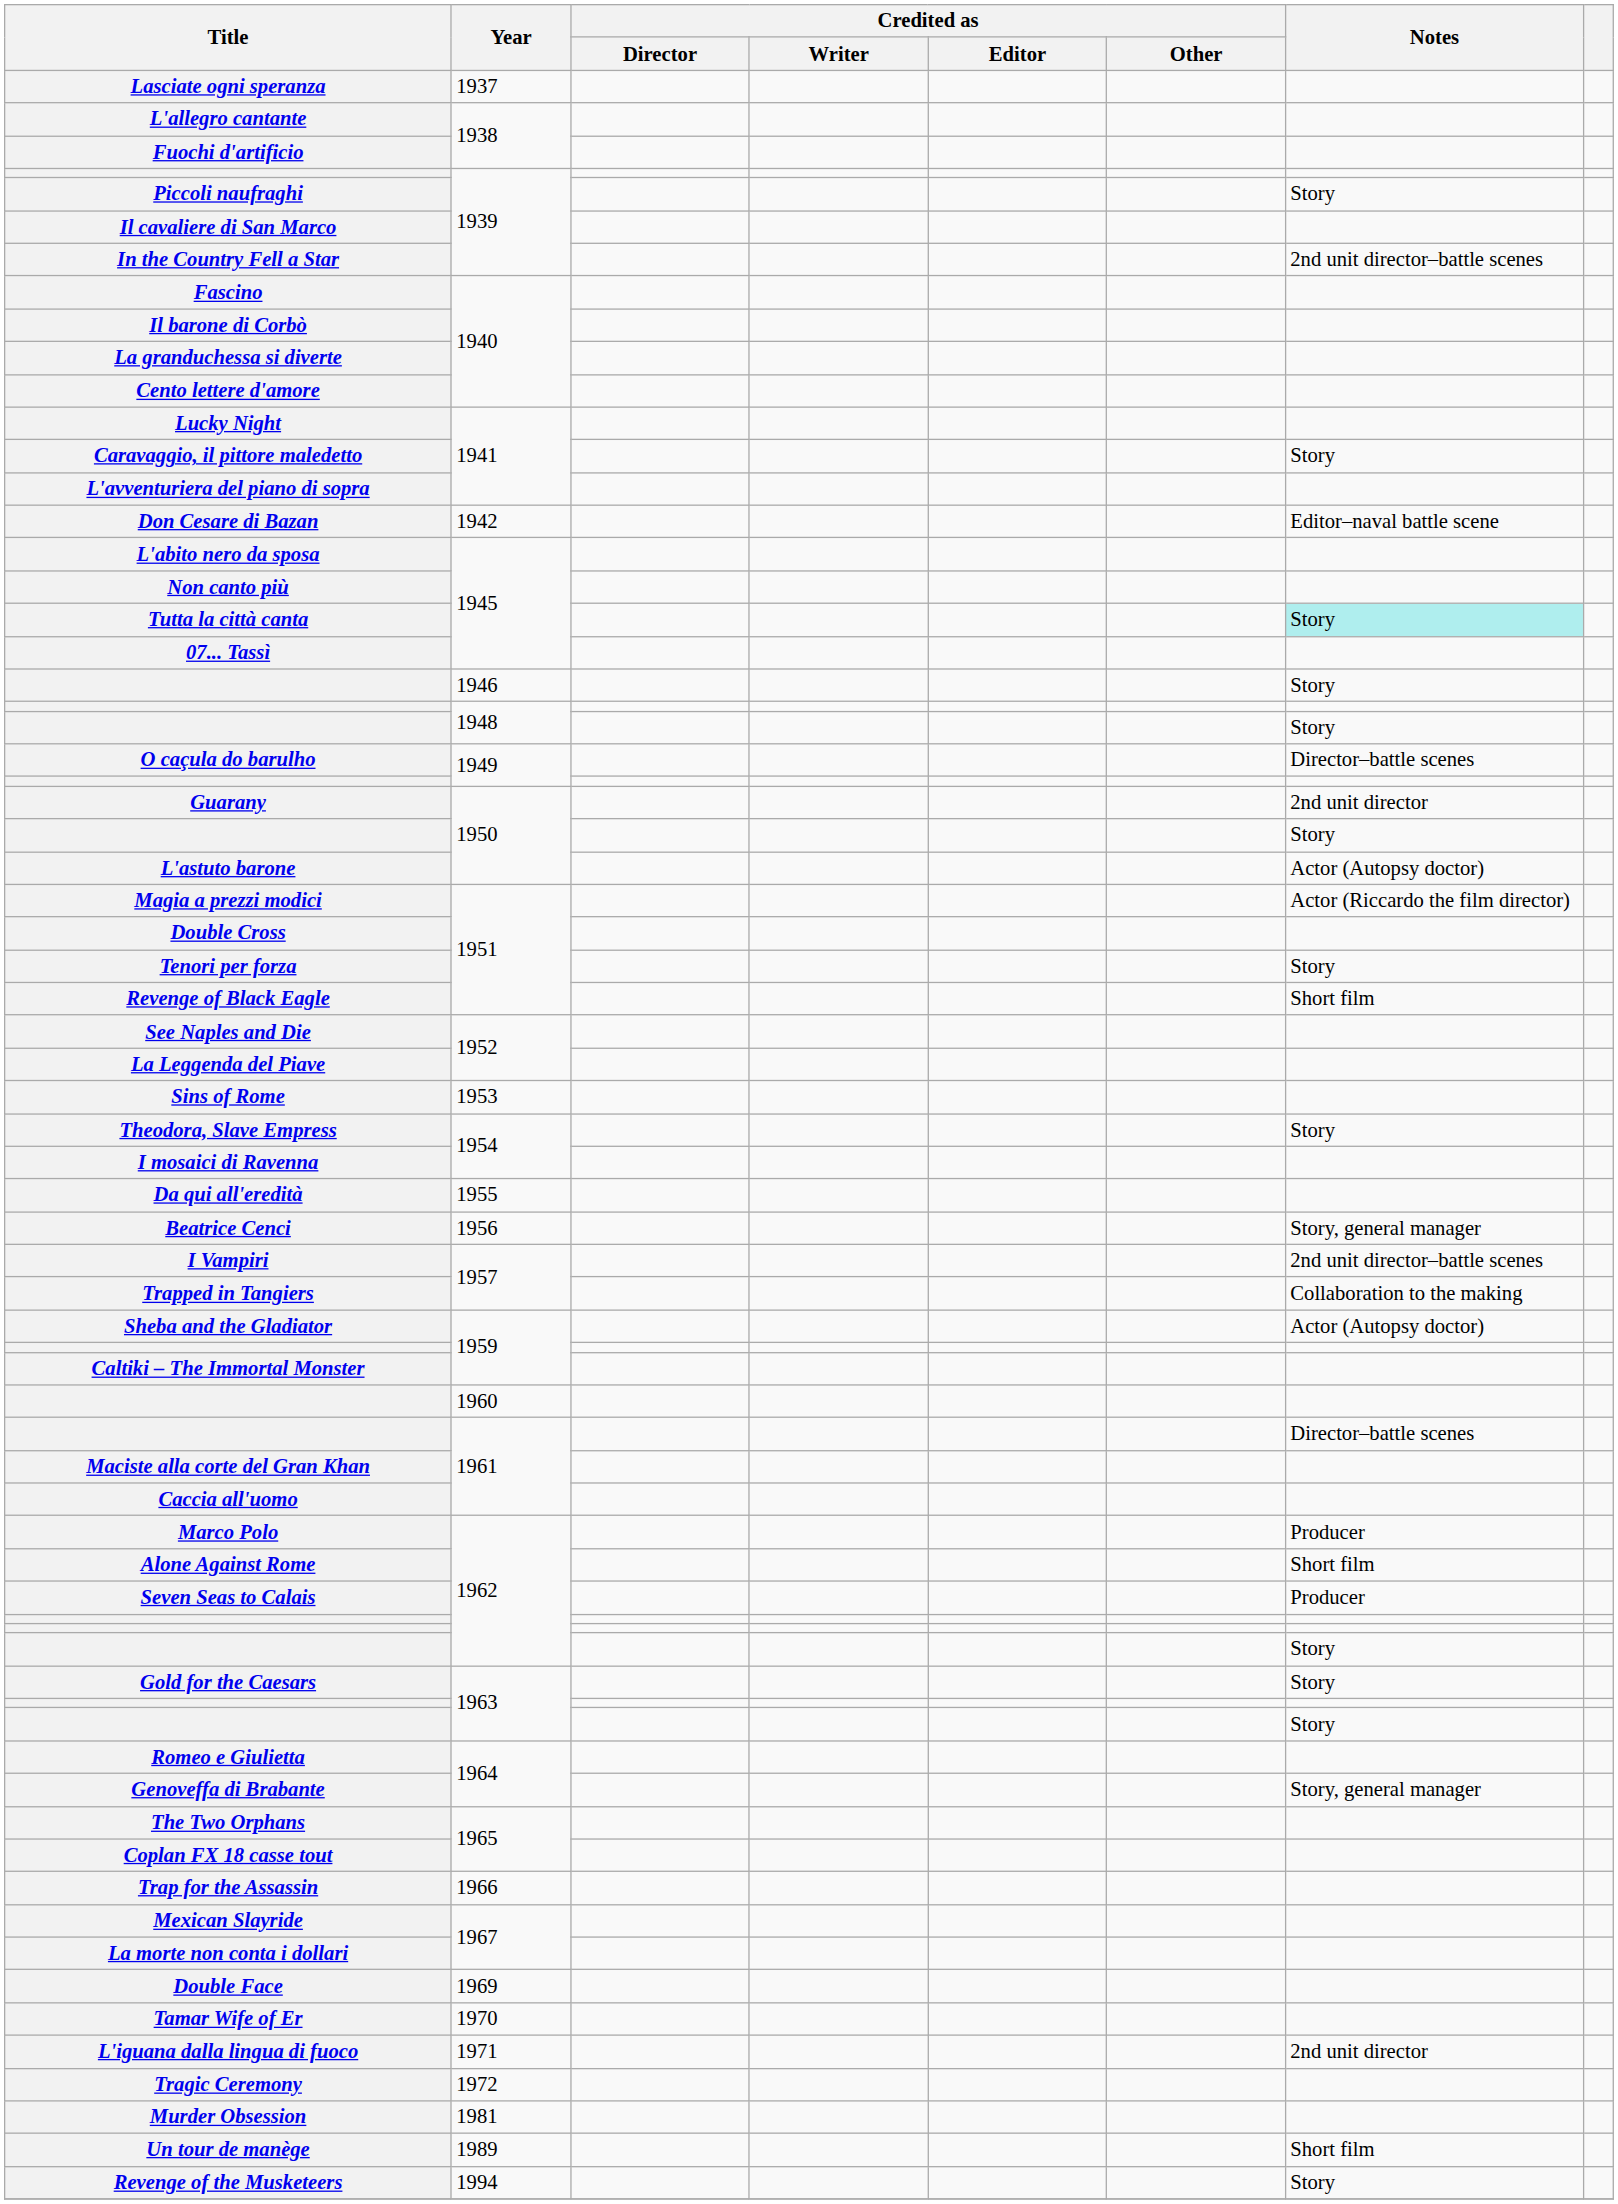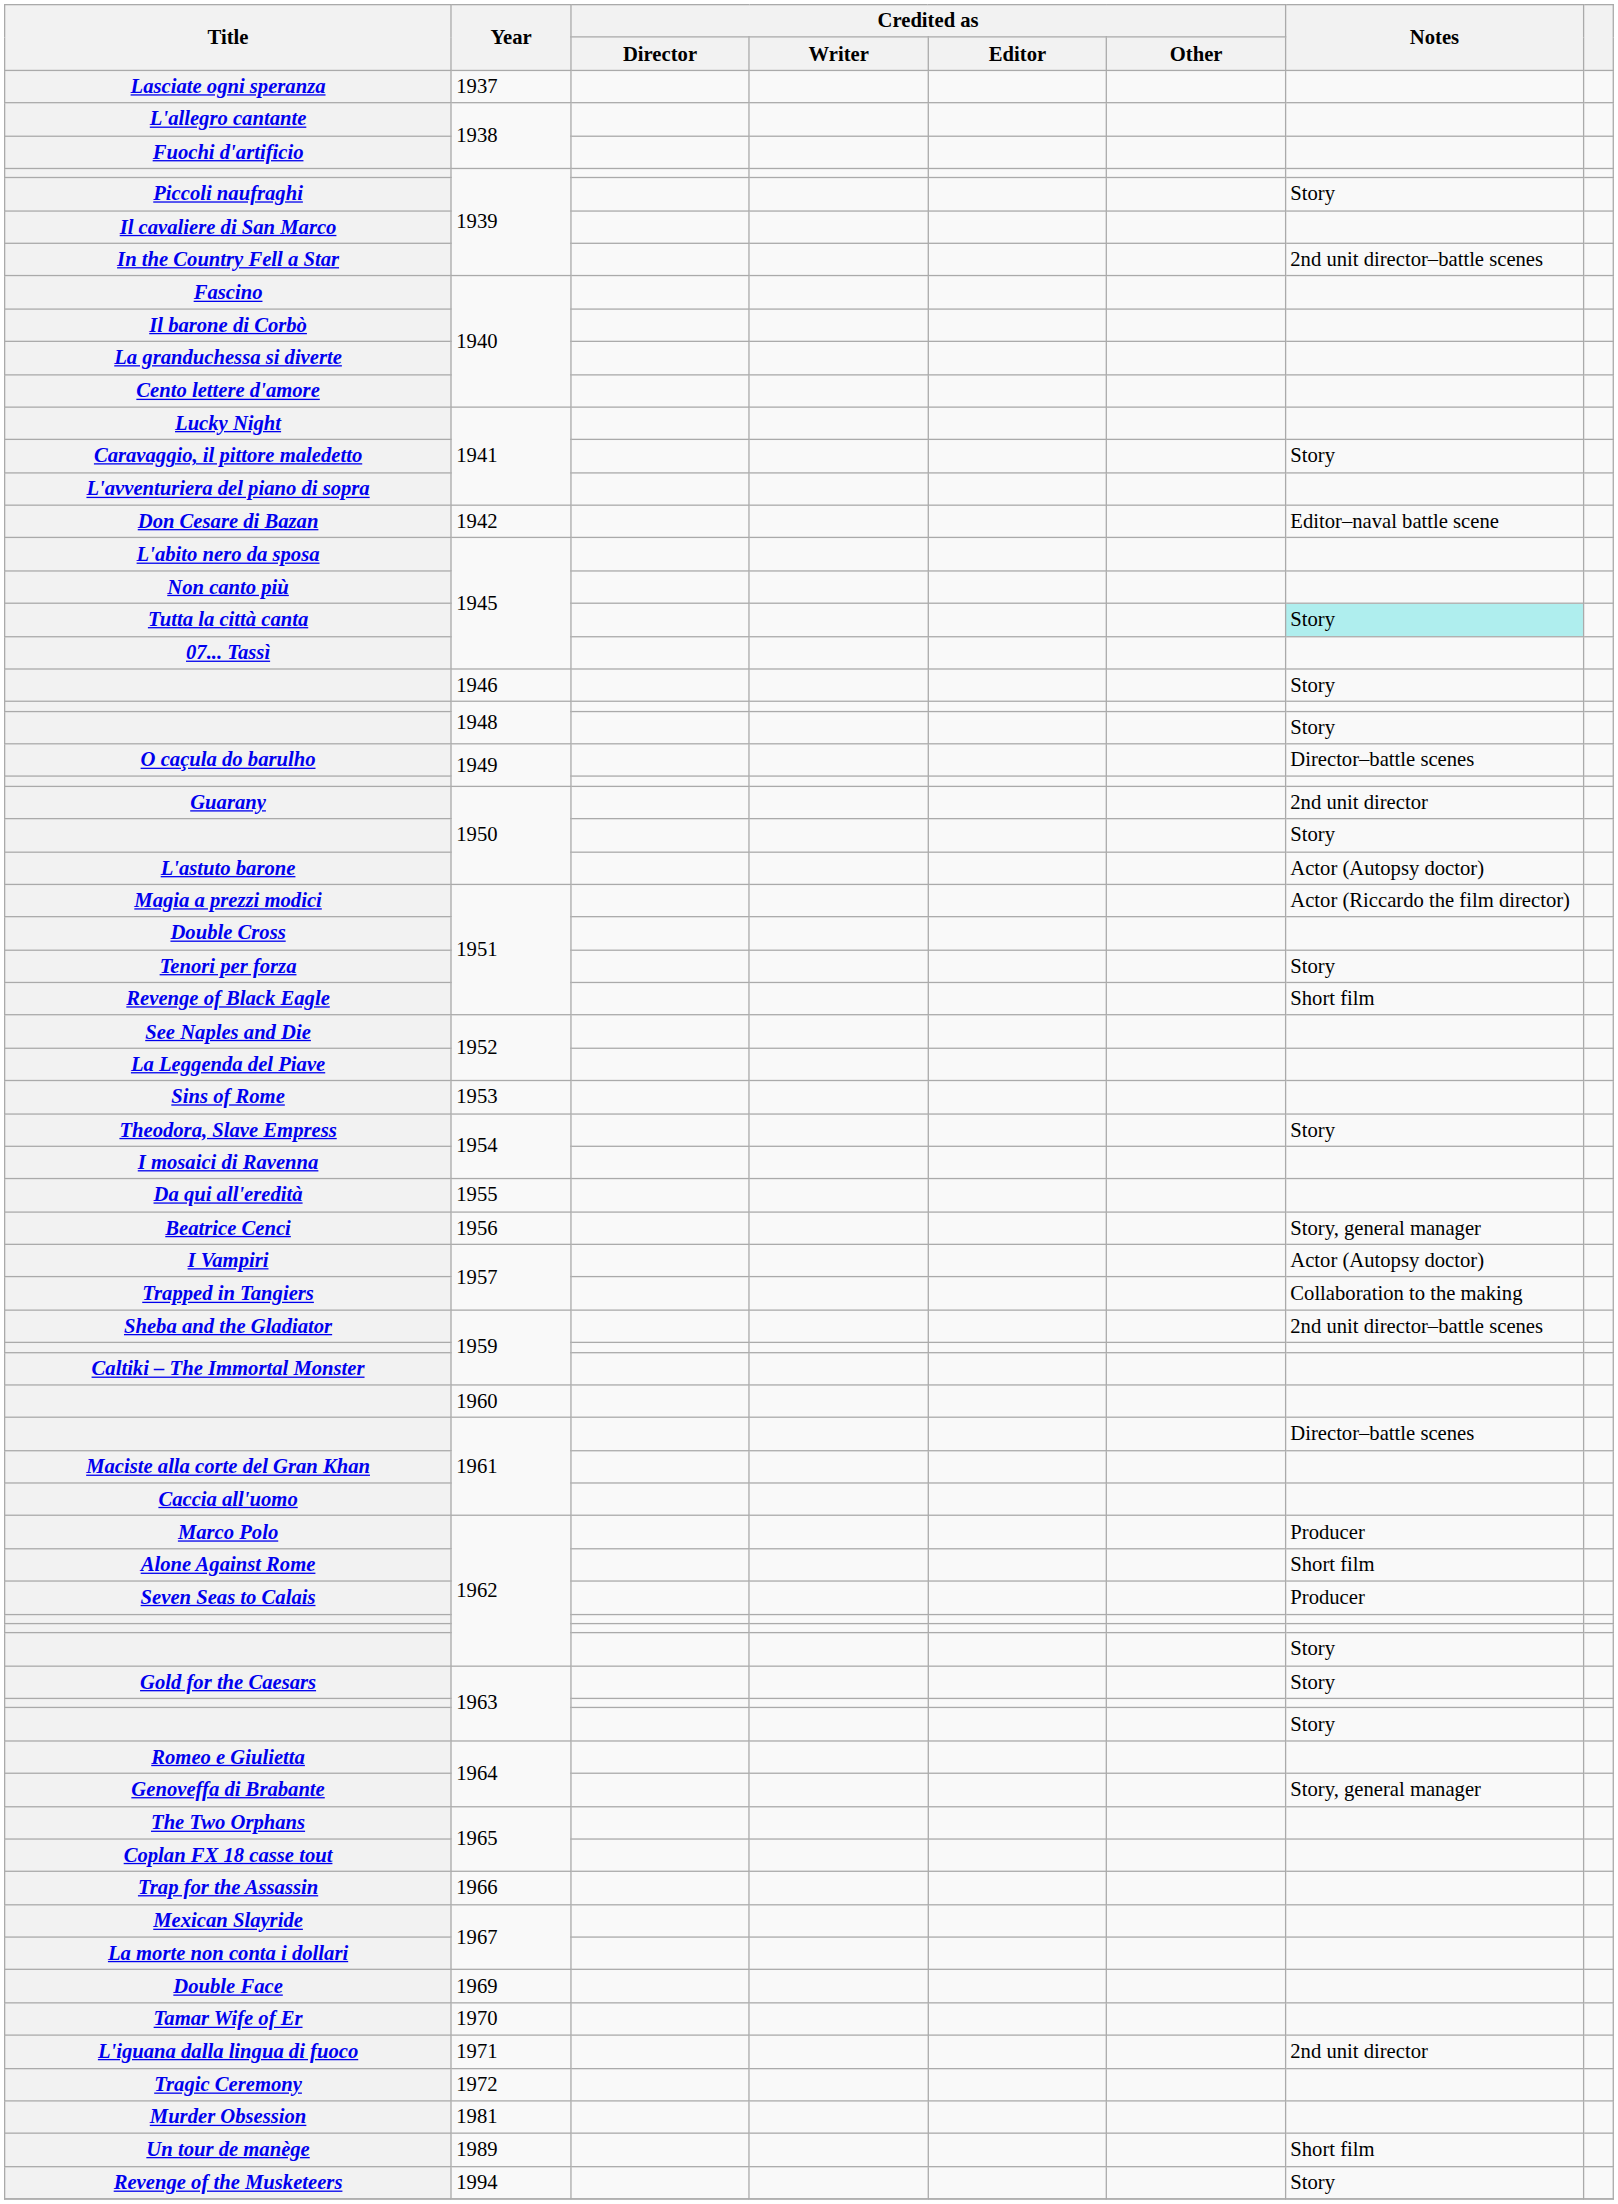(1417, 1260) 2nd unit director–battle scenes -> (1387, 1260) Actor (Autopsy doctor)
(1387, 1326) Actor (Autopsy doctor) -> (1417, 1326) 2nd unit director–battle scenes
